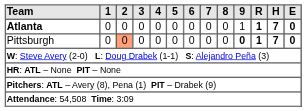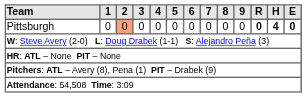- row: (25, 26)
(242, 41) bold -> (242, 26) normal
(259, 41) 1 -> (259, 26) 0
(276, 41) 7 -> (276, 26) 4
